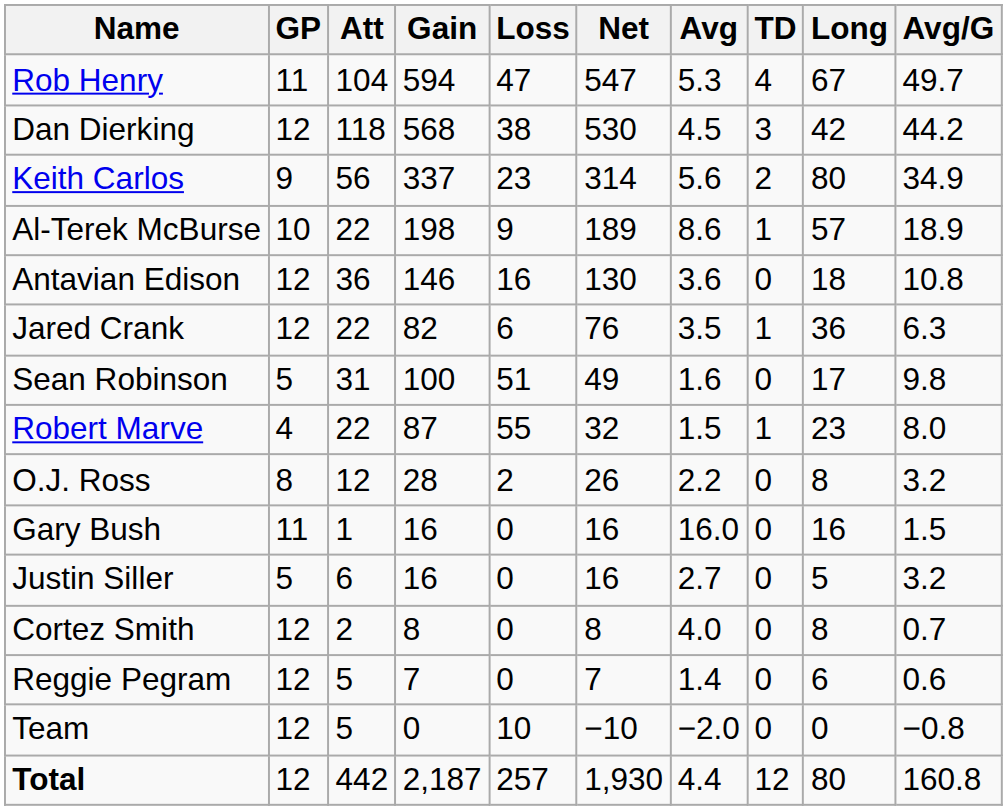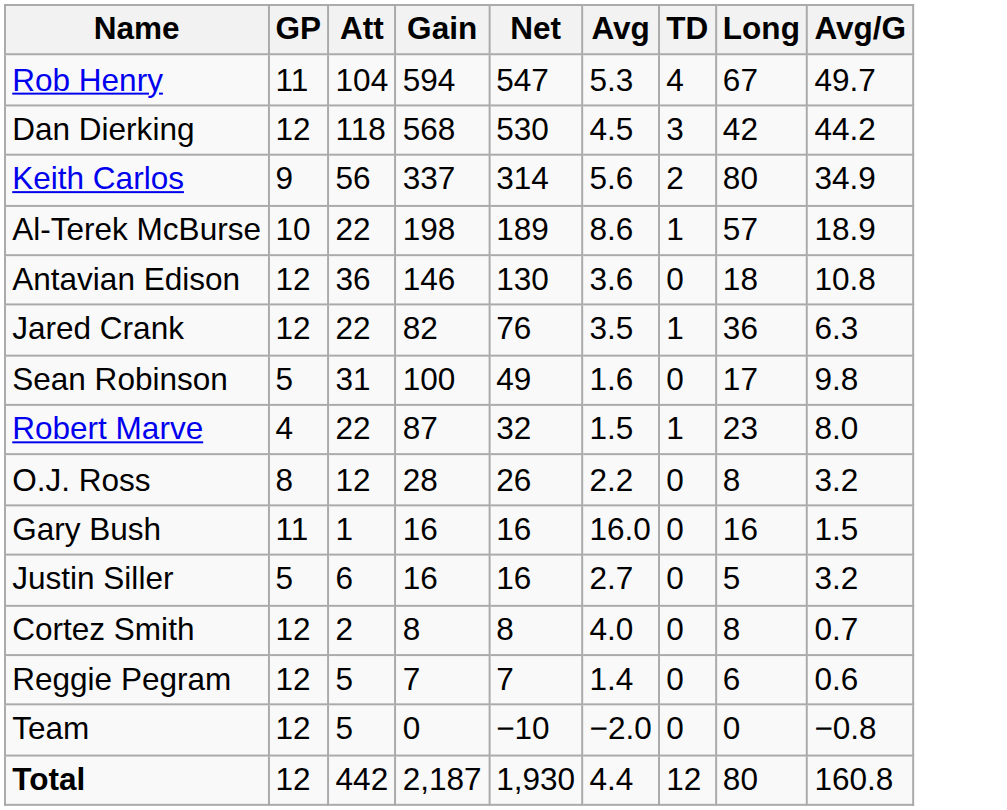- column: (533, 29)
